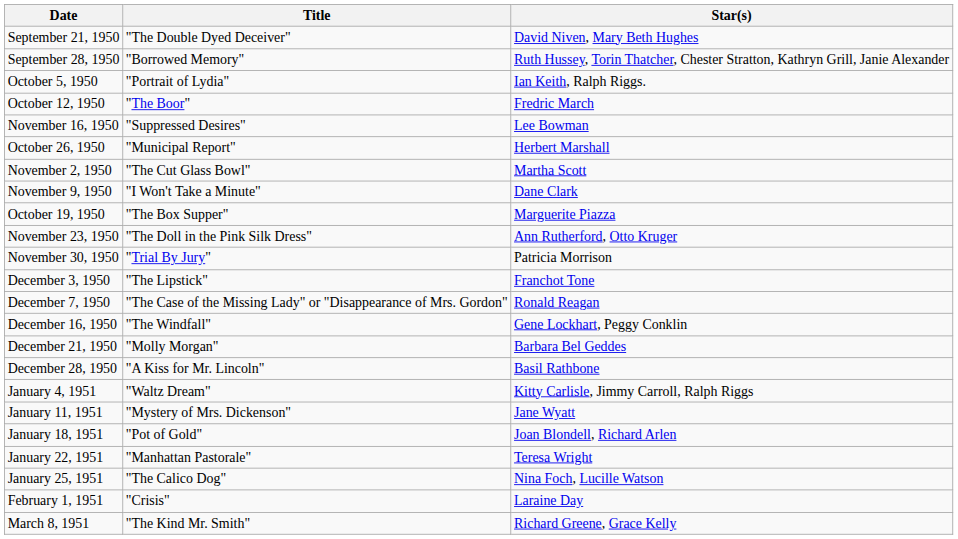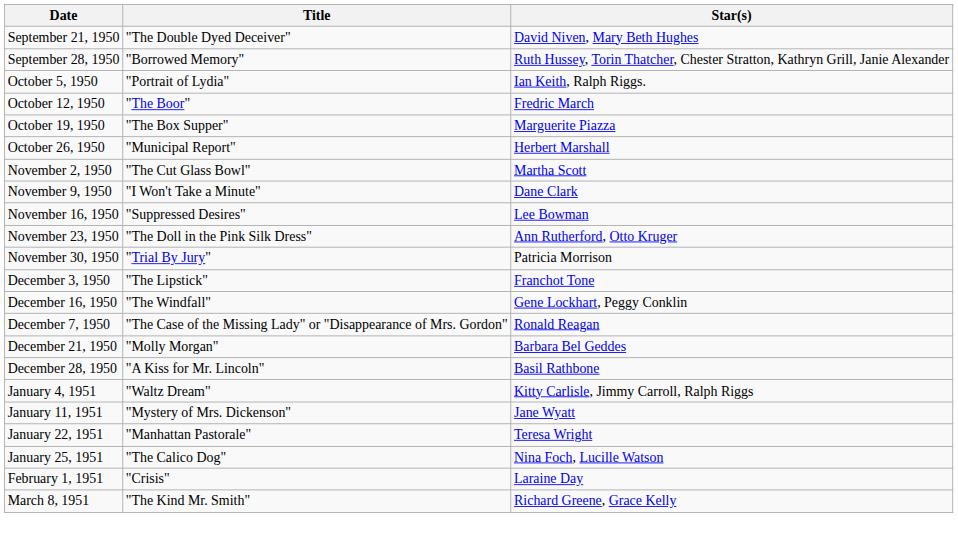rows swapped: (56, 214) <-> (63, 125)
rows swapped: (59, 302) <-> (62, 324)
- row: (55, 434)
